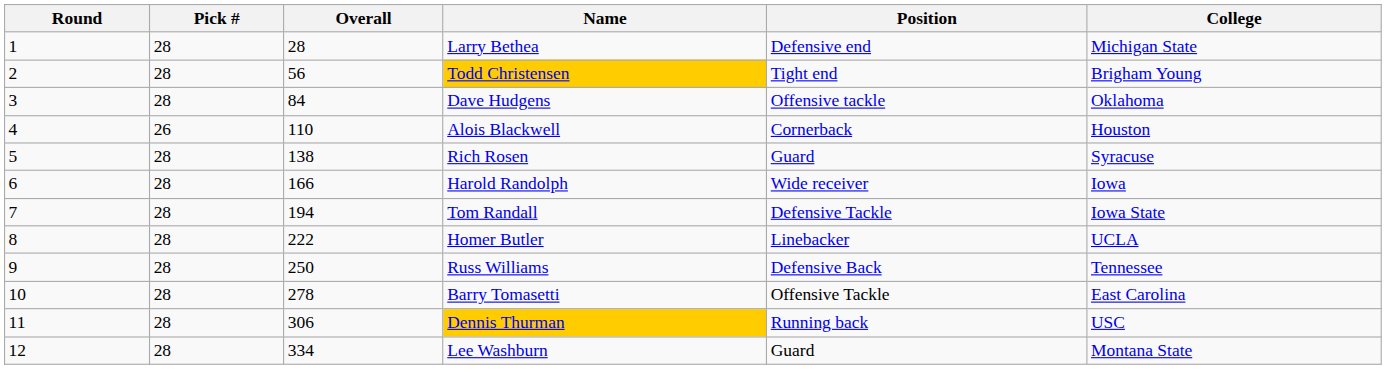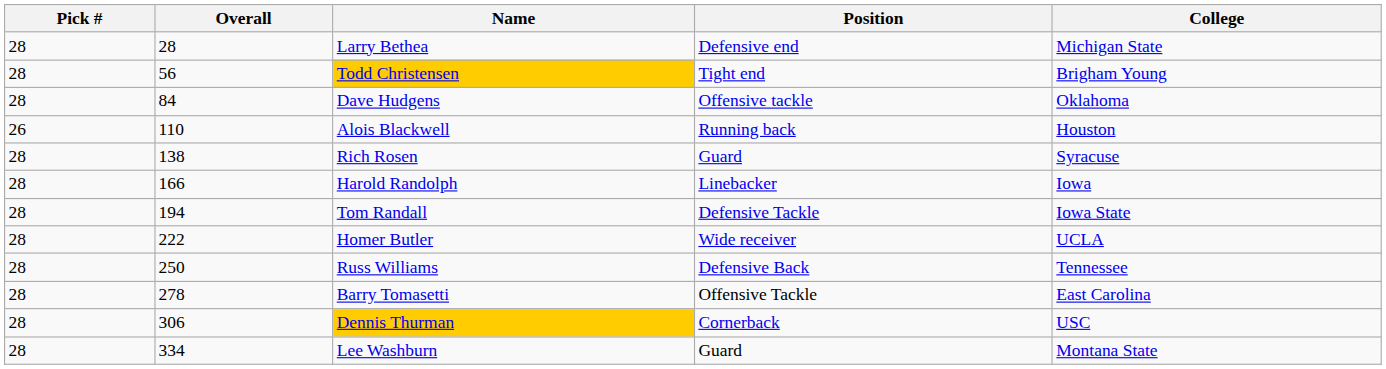- column: (77, 18)
(811, 128) Cornerback -> (747, 128) Running back
(820, 184) Wide receiver -> (738, 184) Linebacker
(810, 239) Linebacker -> (747, 239) Wide receiver
(819, 322) Running back -> (739, 322) Cornerback
